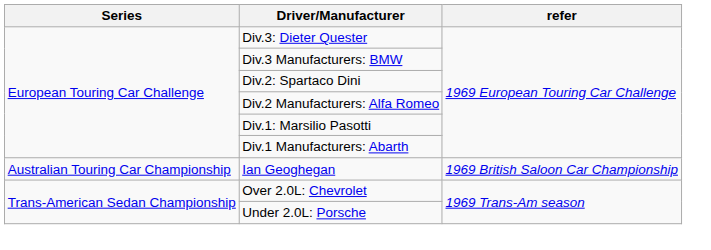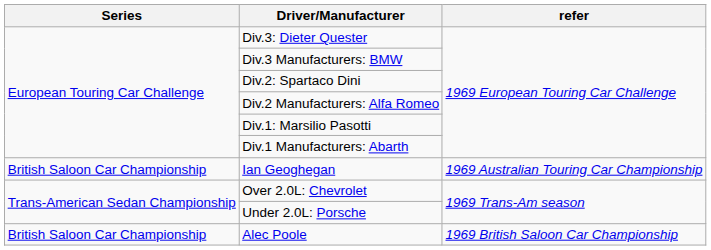(119, 169) Australian Touring Car Championship -> (107, 169) British Saloon Car Championship
(562, 169) 1969 British Saloon Car Championship -> (574, 169) 1969 Australian Touring Car Championship
+ row: (274, 234)
